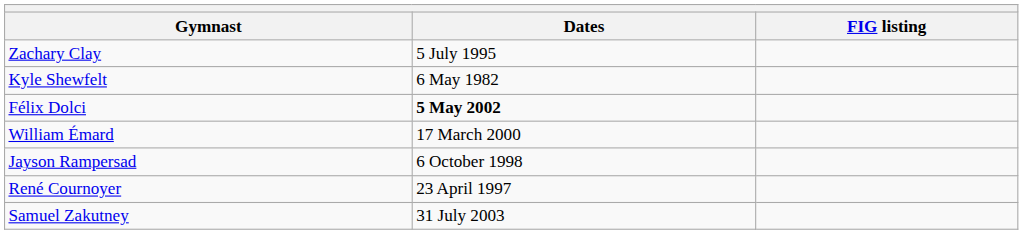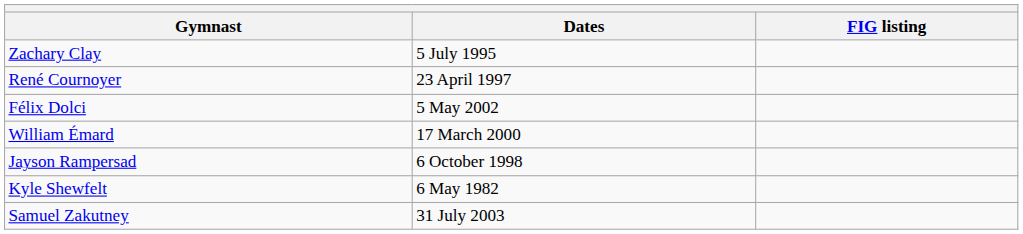rows swapped: (65, 188) <-> (58, 80)
(458, 107) bold -> (458, 107) normal
